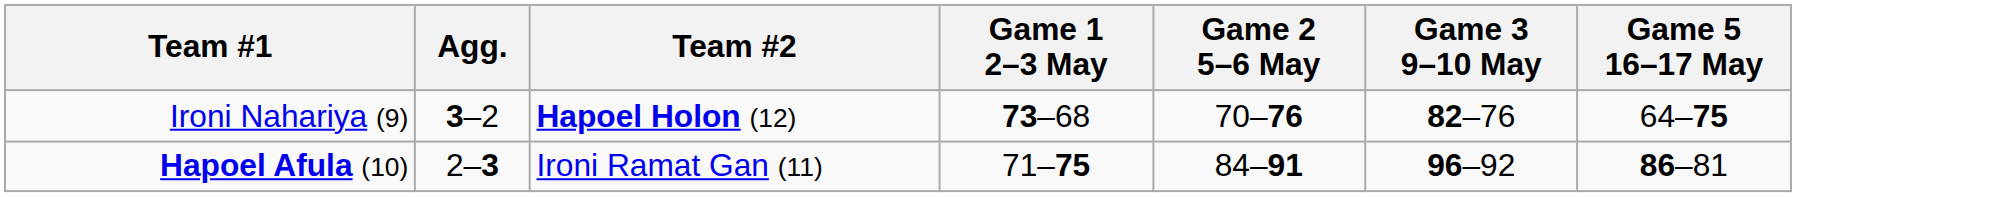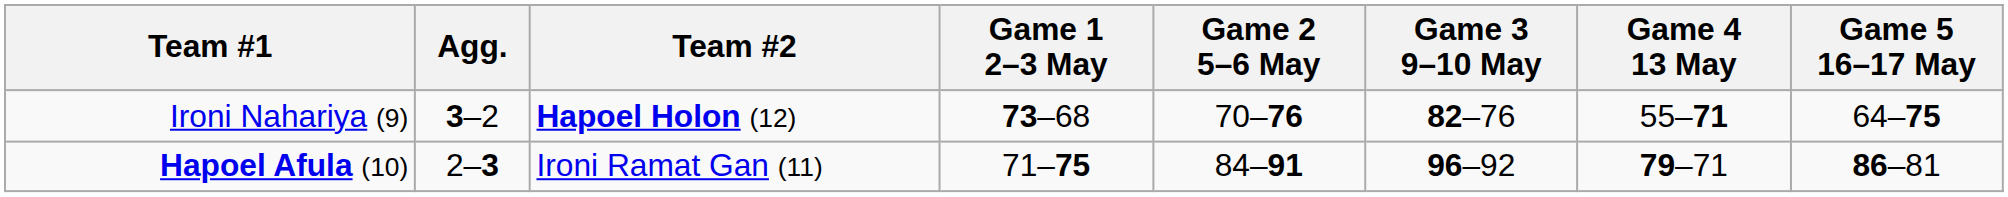+ column: (1684, 47)
